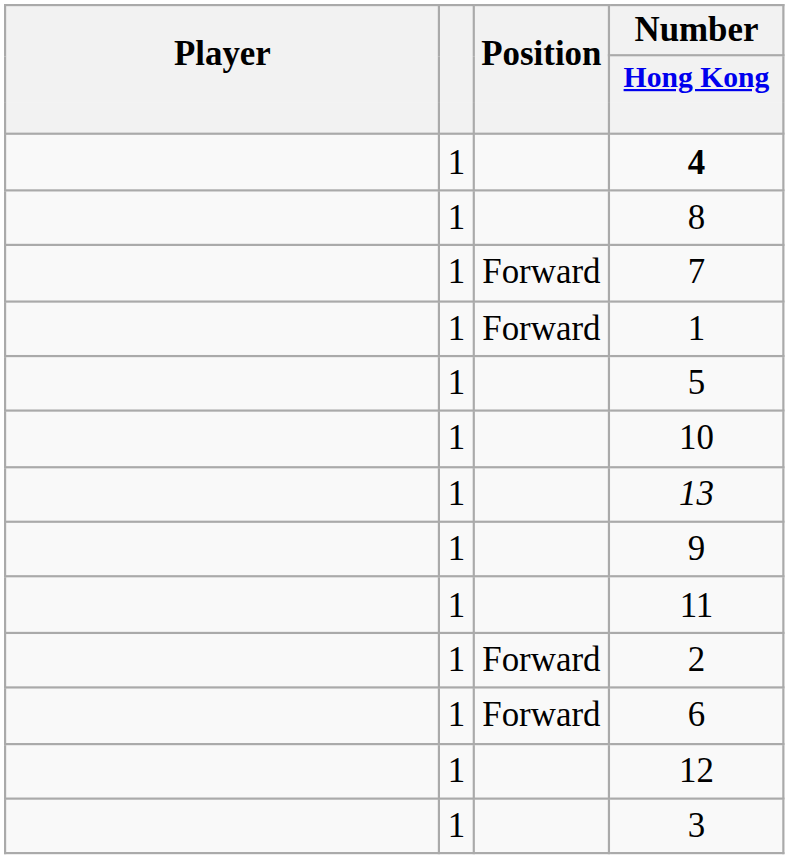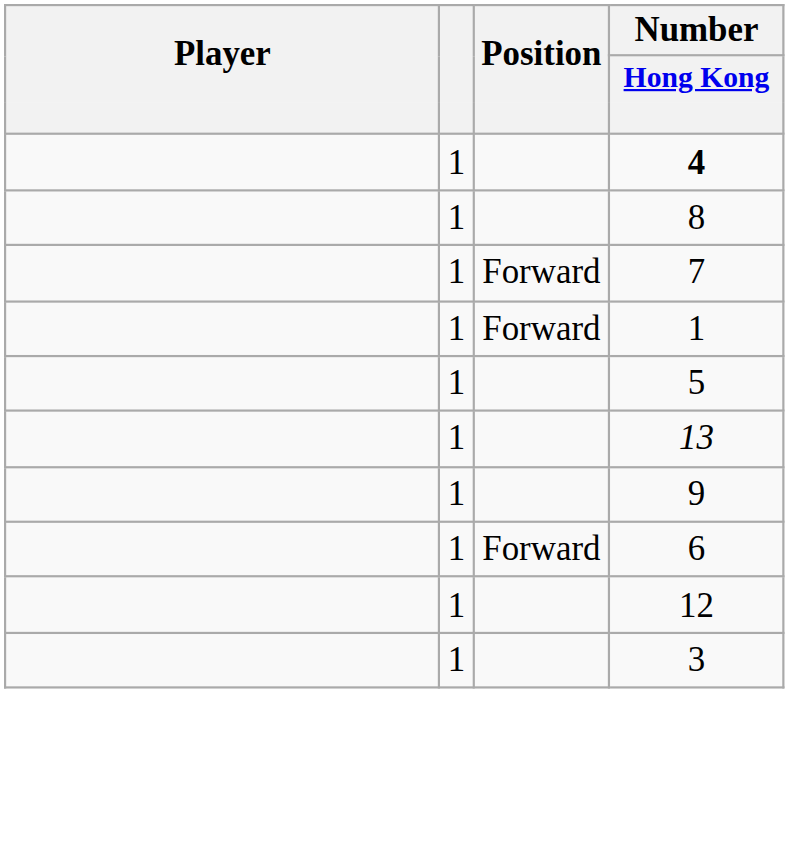- row: (696, 438)
- row: (696, 604)
- row: (696, 659)
